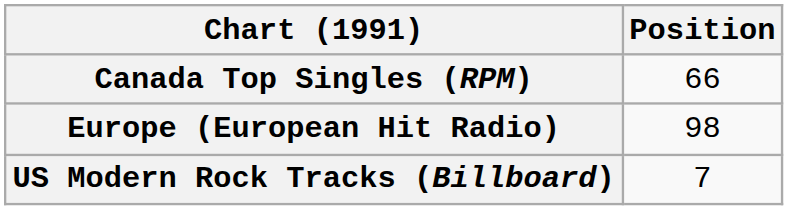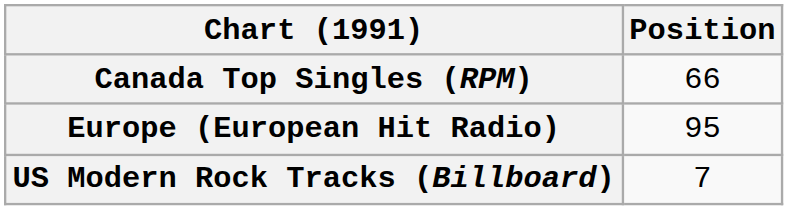(702, 129) 98 -> (702, 129) 95
